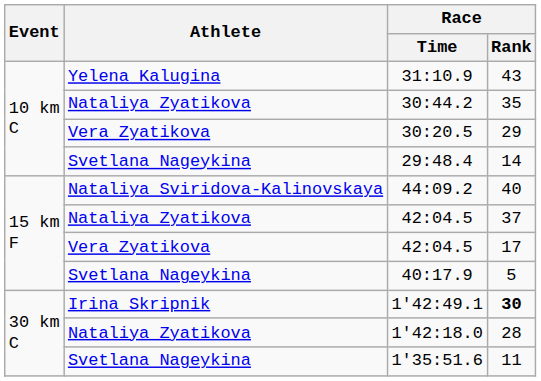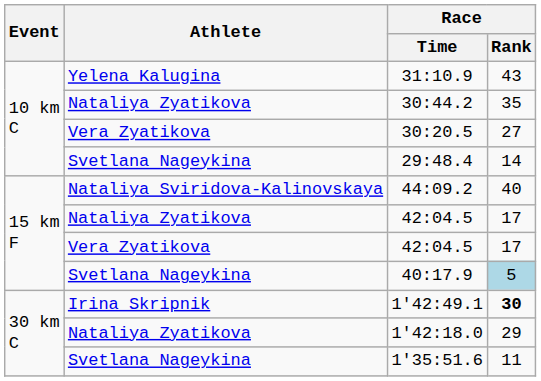(511, 133) 29 -> (511, 133) 27
(511, 218) 37 -> (511, 218) 17
(511, 275) no background -> (511, 275) lightblue background
(511, 332) 28 -> (511, 332) 29
